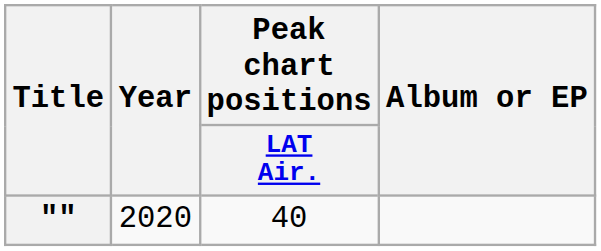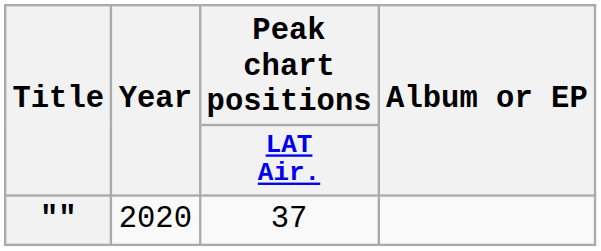(289, 219) 40 -> (289, 219) 37
